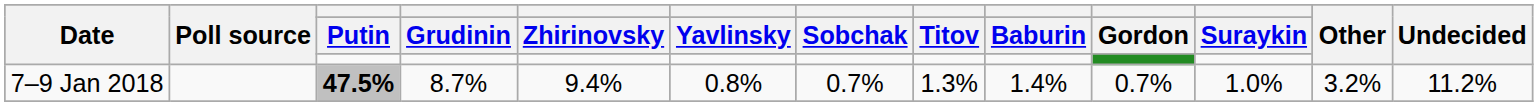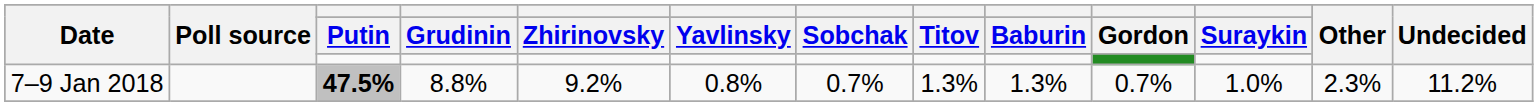(459, 83) 8.7% -> (459, 83) 8.8%
(593, 83) 9.4% -> (593, 83) 9.2%
(1038, 83) 1.4% -> (1038, 83) 1.3%
(1352, 83) 3.2% -> (1352, 83) 2.3%
